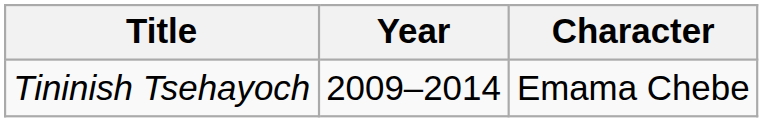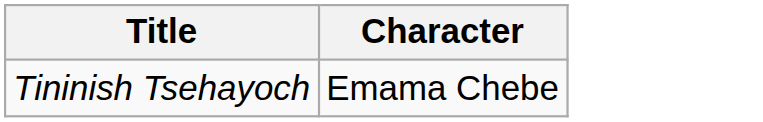- column: (413, 32)
